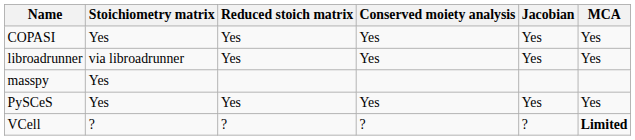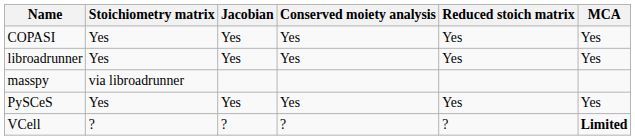columns swapped: (287, 15) <-> (548, 15)
(136, 59) via libroadrunner -> (99, 59) Yes
(99, 80) Yes -> (136, 80) via libroadrunner
